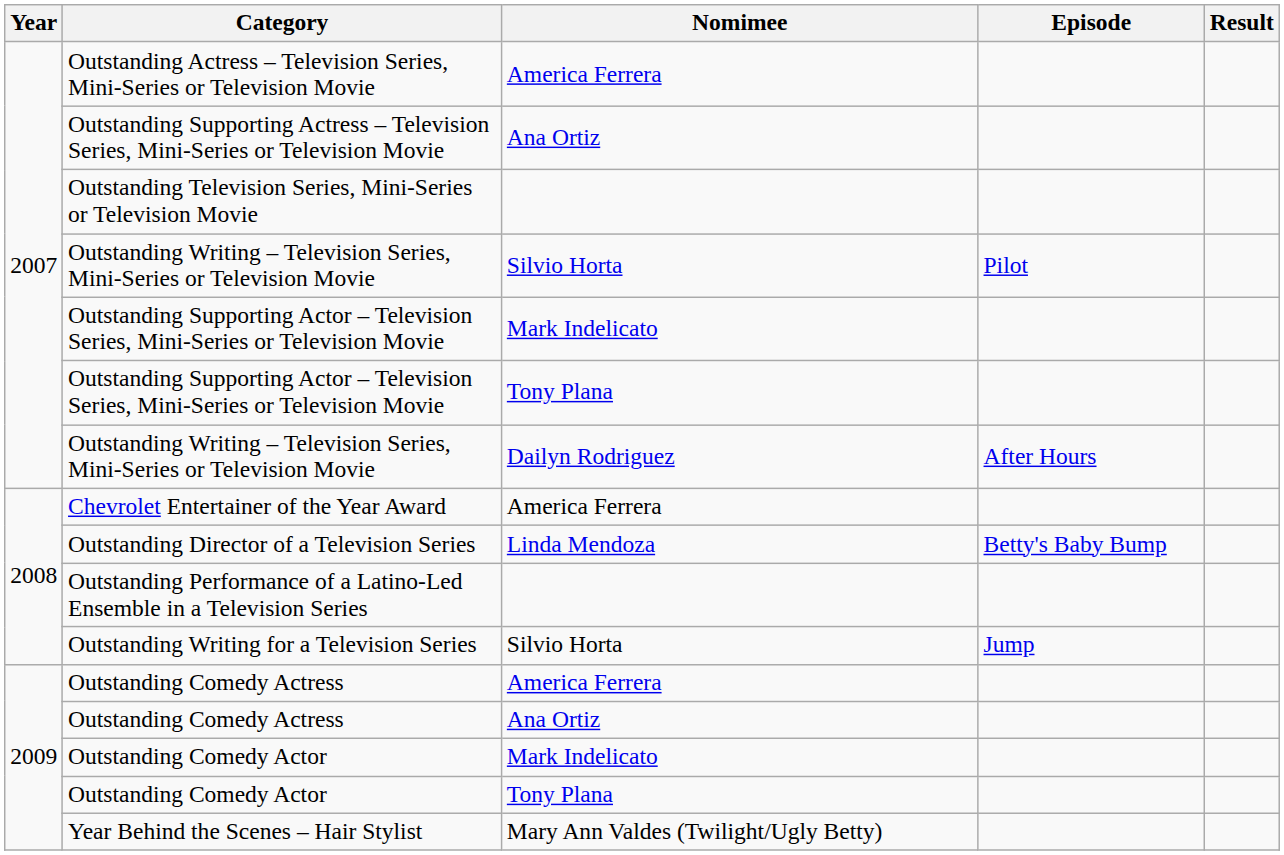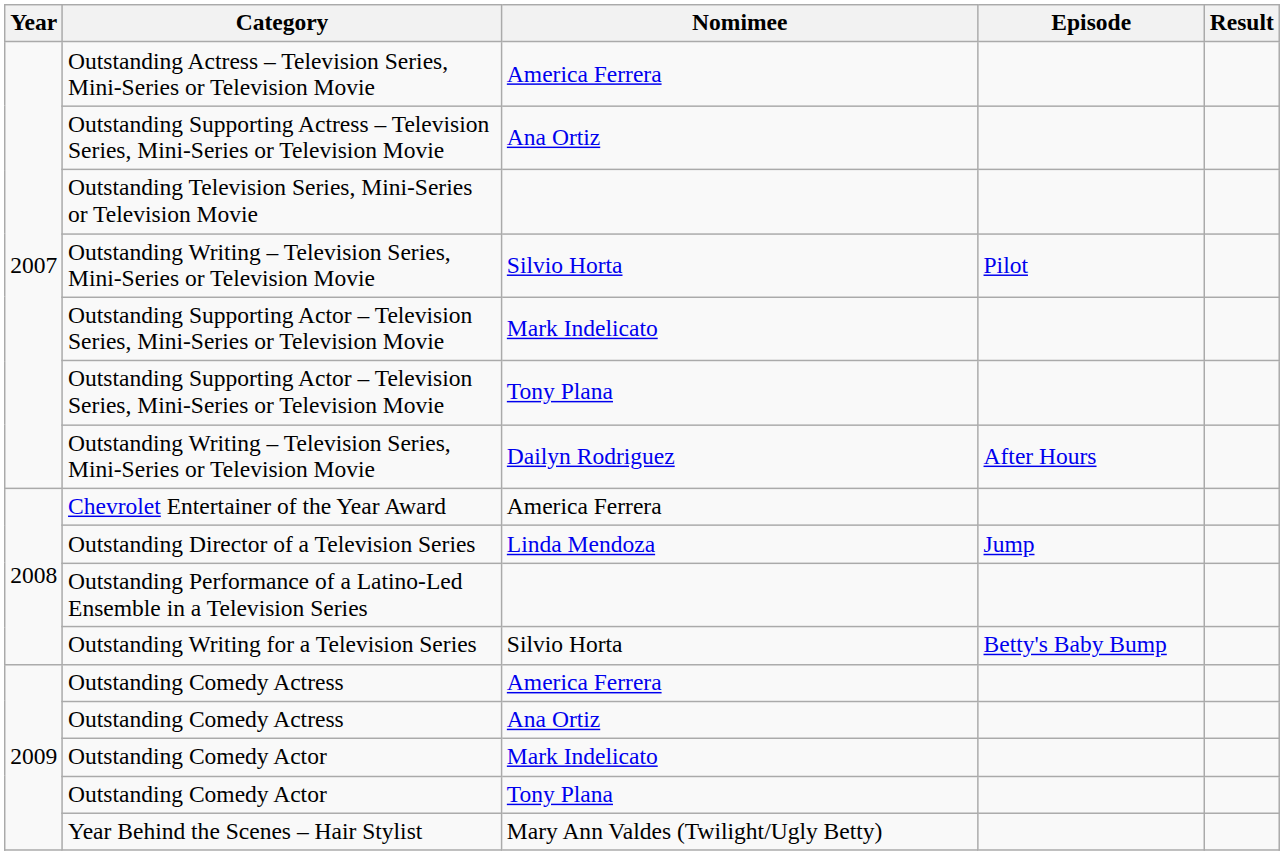(1075, 544) Betty's Baby Bump -> (1009, 544) Jump
(1009, 645) Jump -> (1075, 645) Betty's Baby Bump
